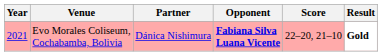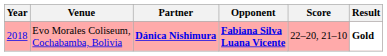(17, 36) 2021 -> (17, 36) 2018
(173, 36) normal -> (176, 36) bold
